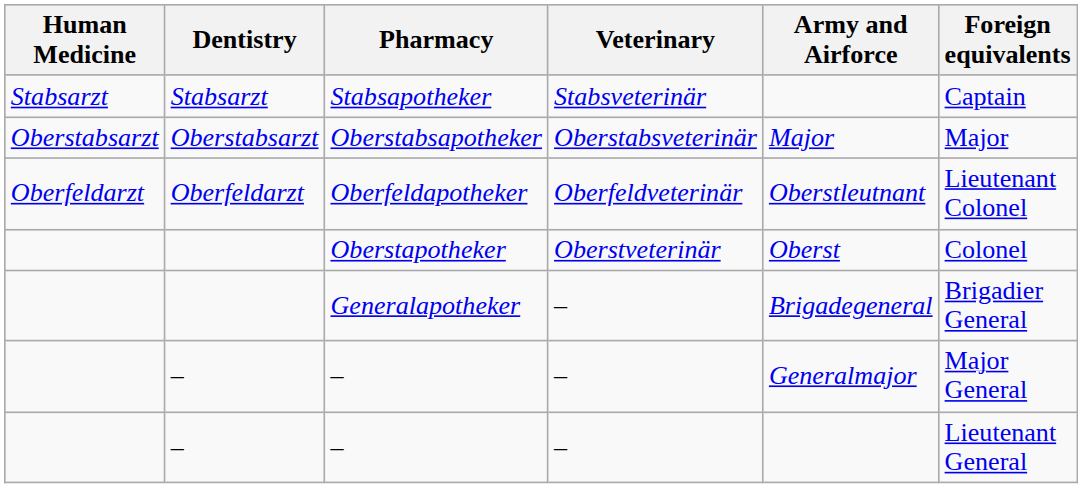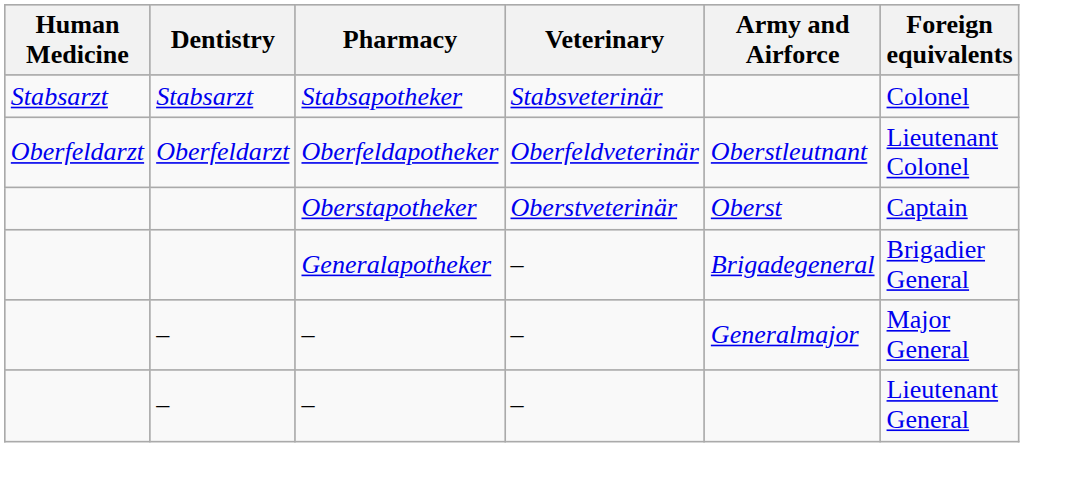(985, 95) Captain -> (928, 95) Colonel
- row: (245, 137)
(986, 249) Colonel -> (927, 207) Captain
